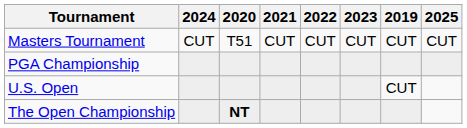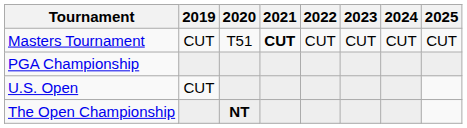columns swapped: (401, 17) <-> (199, 17)
(280, 40) normal -> (280, 40) bold
